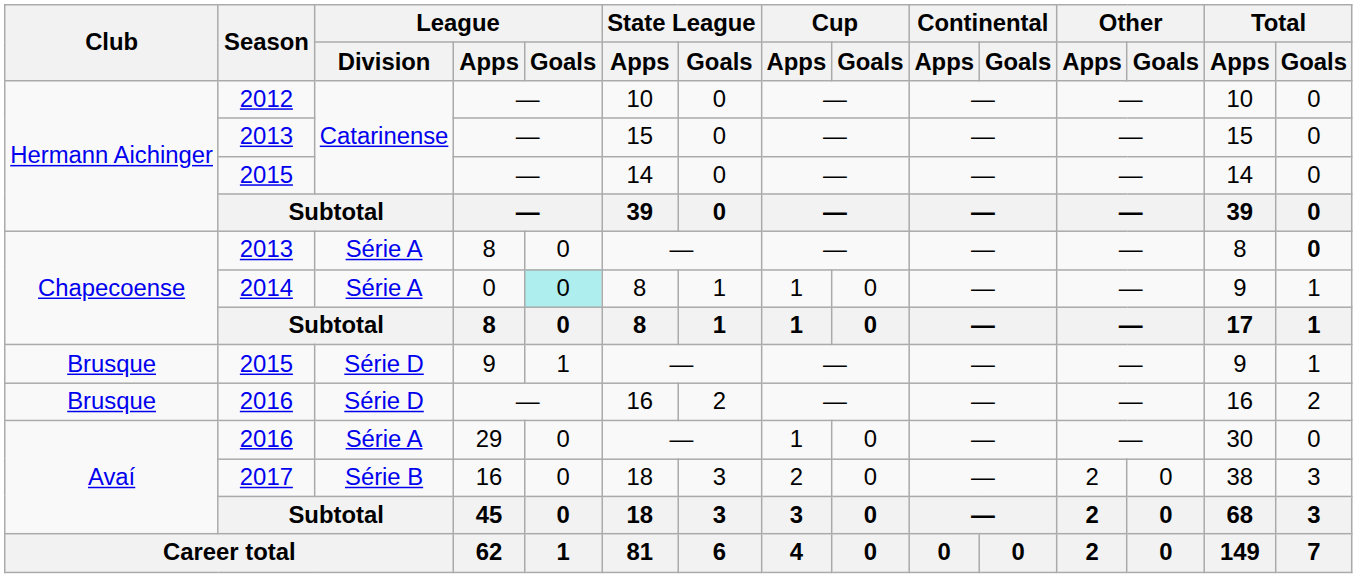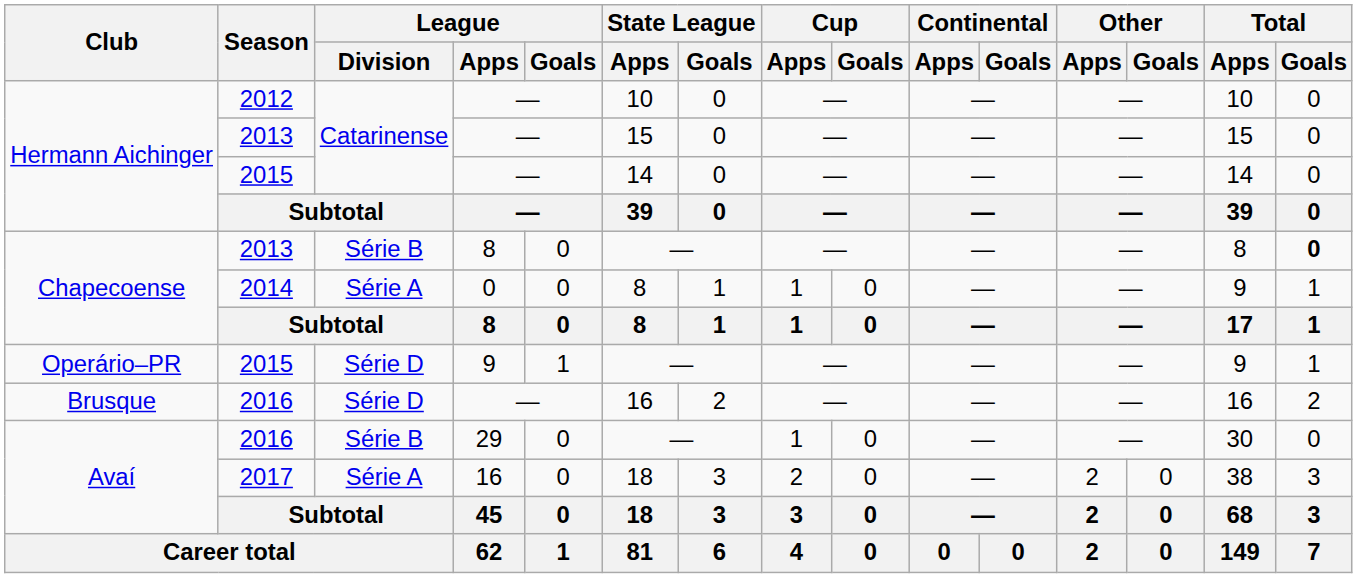(384, 250) Série A -> (384, 250) Série B
(563, 288) paleturquoise background -> (563, 288) no background
(112, 363) Brusque -> (112, 363) Operário–PR
(384, 439) Série A -> (384, 439) Série B
(384, 477) Série B -> (384, 477) Série A
